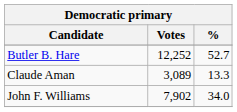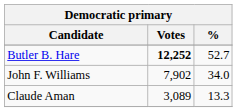(174, 55) normal -> (174, 55) bold
rows swapped: (49, 96) <-> (41, 75)
